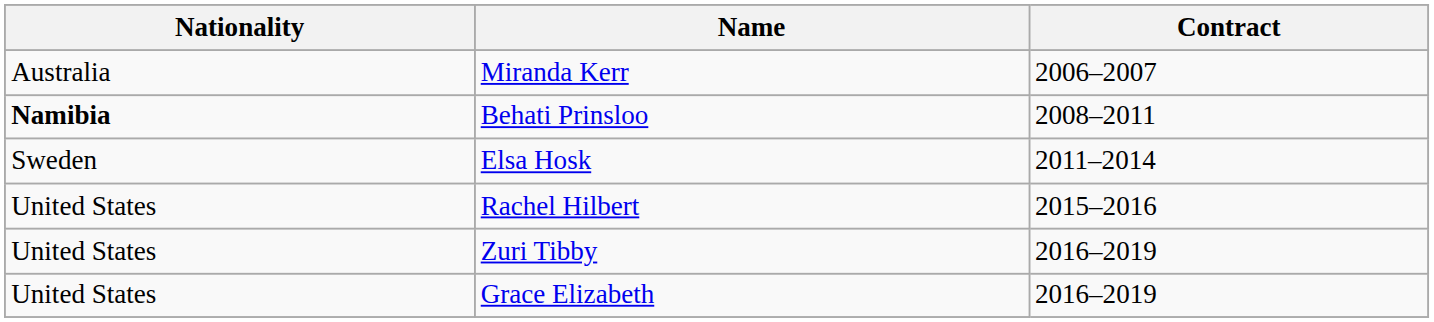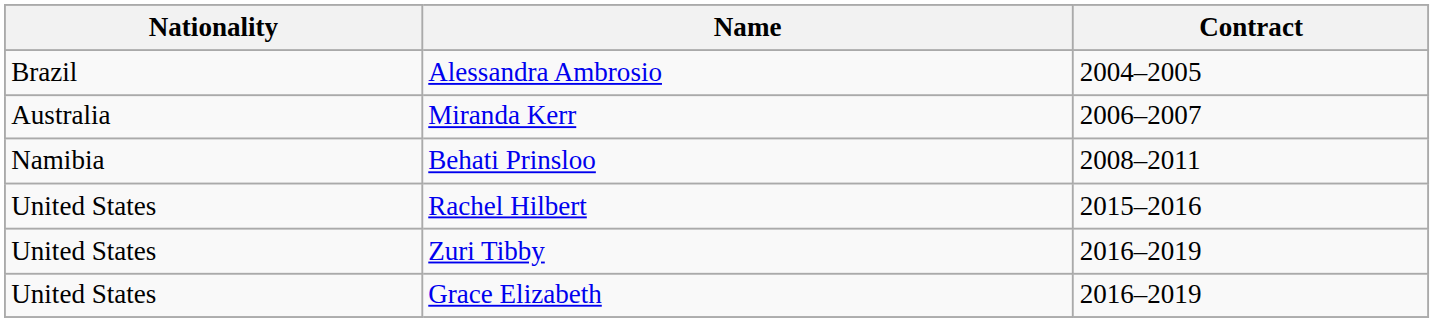+ row: (545, 71)
(61, 116) bold -> (58, 161) normal
- row: (536, 161)
